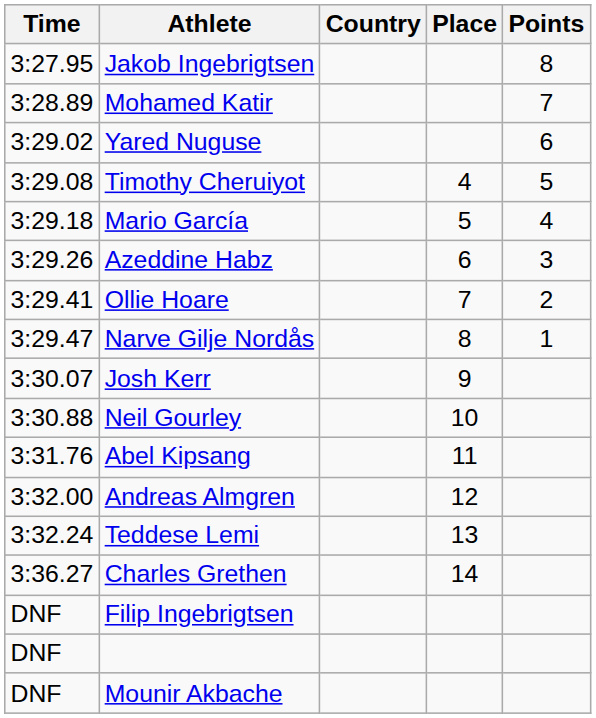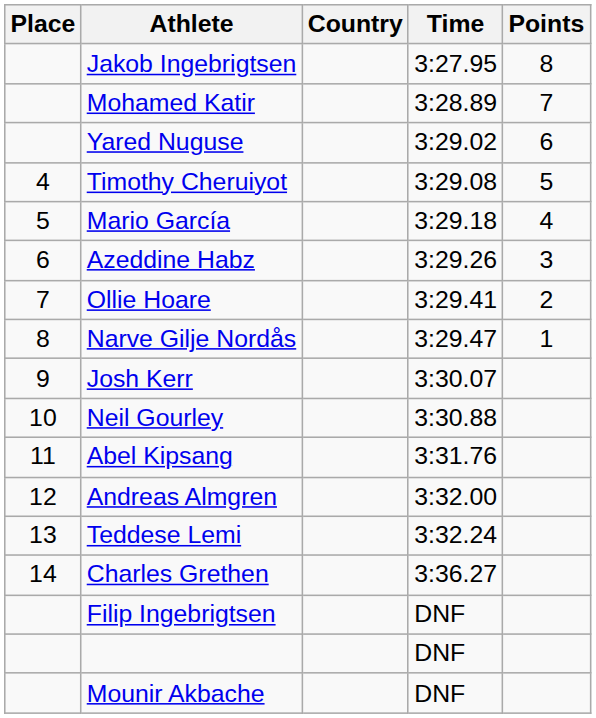columns swapped: (465, 24) <-> (52, 24)
